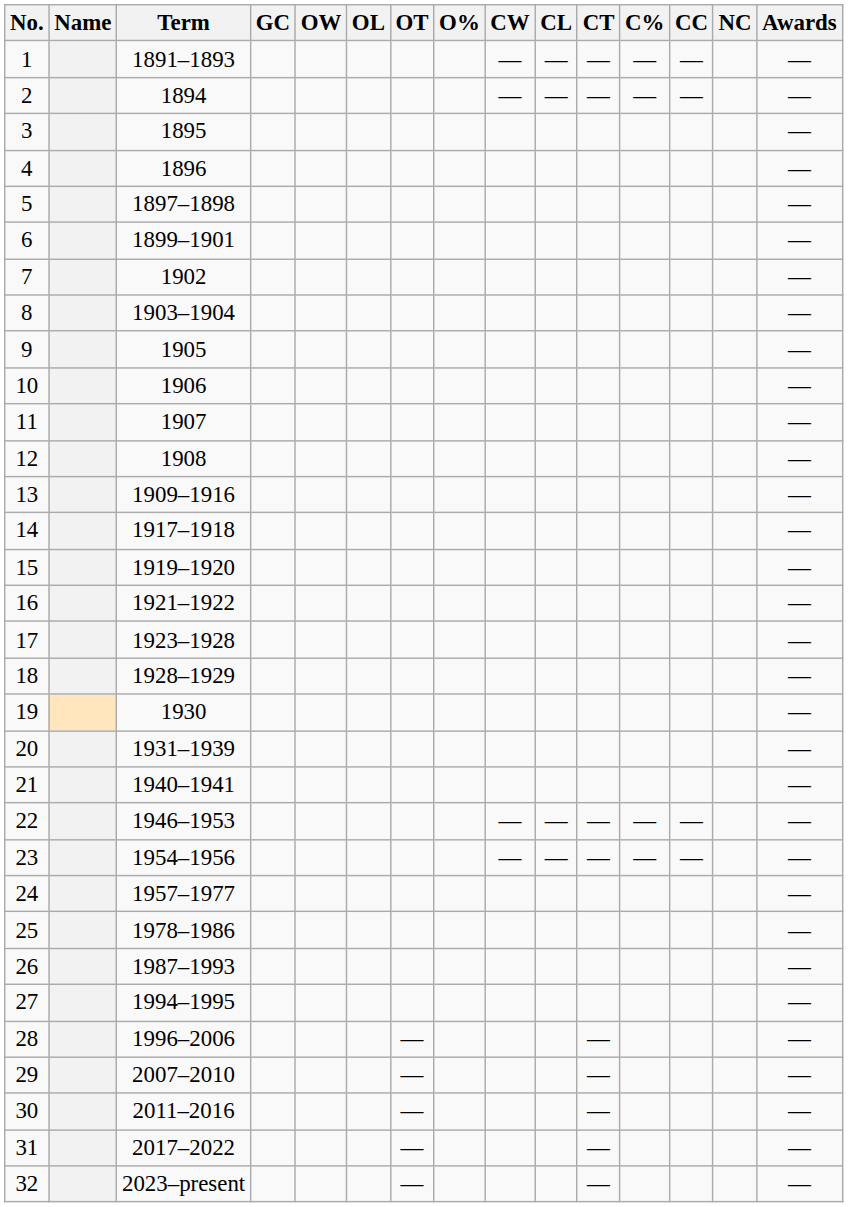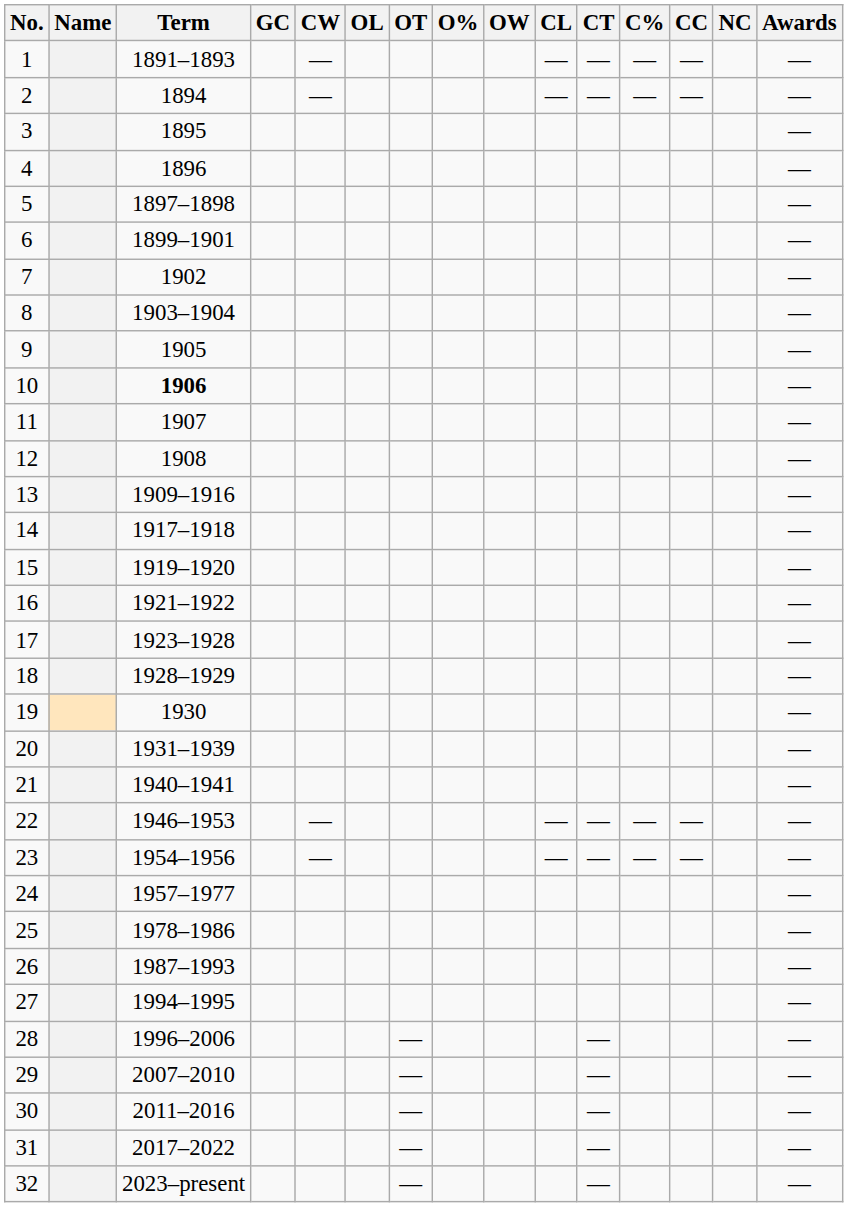columns swapped: (321, 22) <-> (510, 22)
(184, 385) normal -> (184, 385) bold
